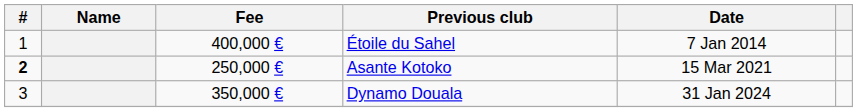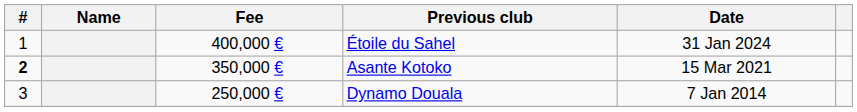(727, 43) 7 Jan 2014 -> (727, 43) 31 Jan 2024
(249, 69) 250,000 € -> (249, 69) 350,000 €
(249, 94) 350,000 € -> (249, 94) 250,000 €
(727, 94) 31 Jan 2024 -> (727, 94) 7 Jan 2014
